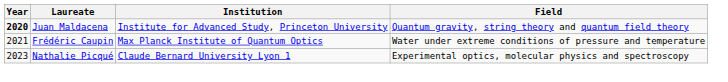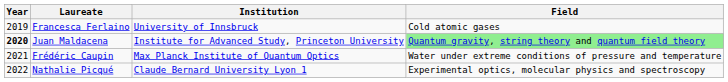+ row: (81, 26)
(540, 26) no background -> (557, 41) lightgreen background
(17, 56) 2023 -> (17, 70) 2022
